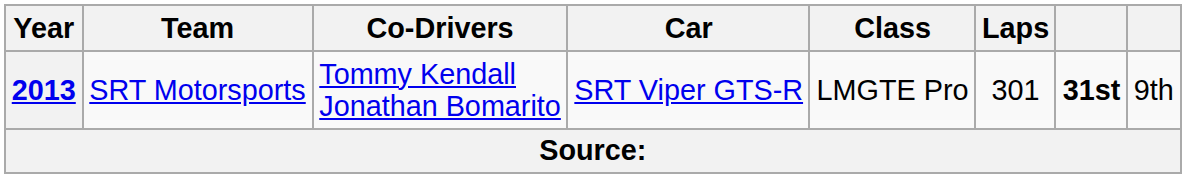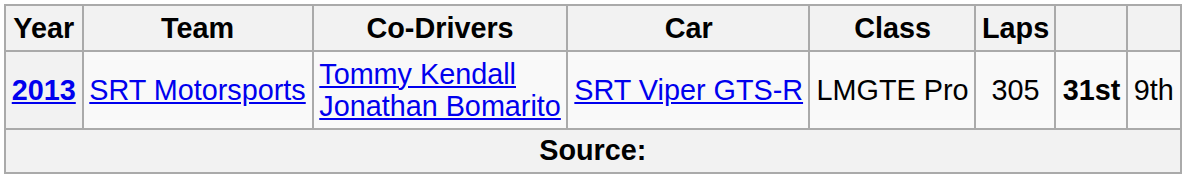(1016, 90) 301 -> (1016, 90) 305
